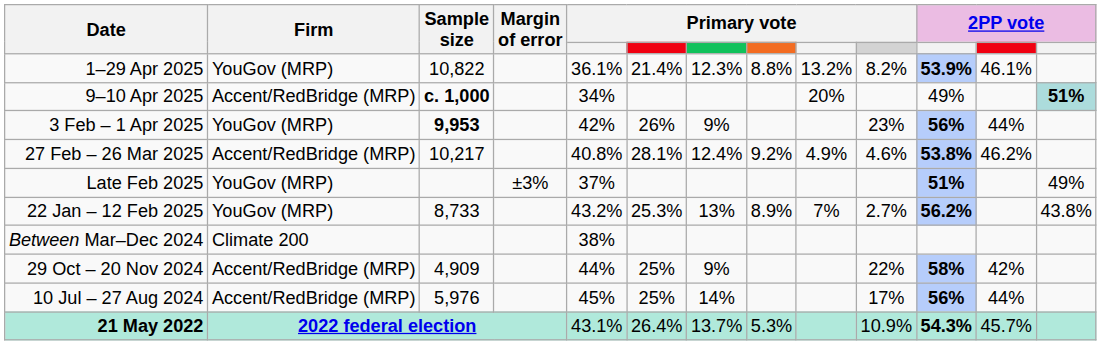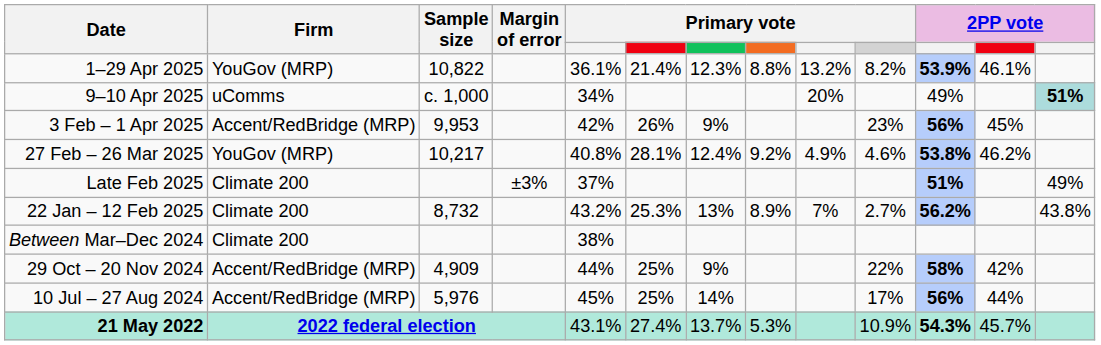(314, 97) Accent/RedBridge (MRP) -> (248, 97) uComms
(457, 97) bold -> (456, 97) normal
(273, 126) YouGov (MRP) -> (314, 126) Accent/RedBridge (MRP)
(457, 126) bold -> (456, 126) normal
(1006, 126) 44% -> (1005, 126) 45%
(314, 154) Accent/RedBridge (MRP) -> (273, 154) YouGov (MRP)
(273, 183) YouGov (MRP) -> (260, 183) Climate 200
(273, 212) YouGov (MRP) -> (260, 212) Climate 200
(457, 212) 8,733 -> (456, 212) 8,732
(657, 326) 26.4% -> (656, 326) 27.4%
